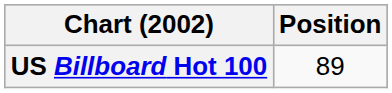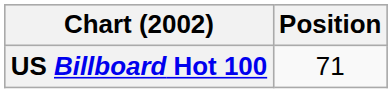(330, 66) 89 -> (330, 66) 71
